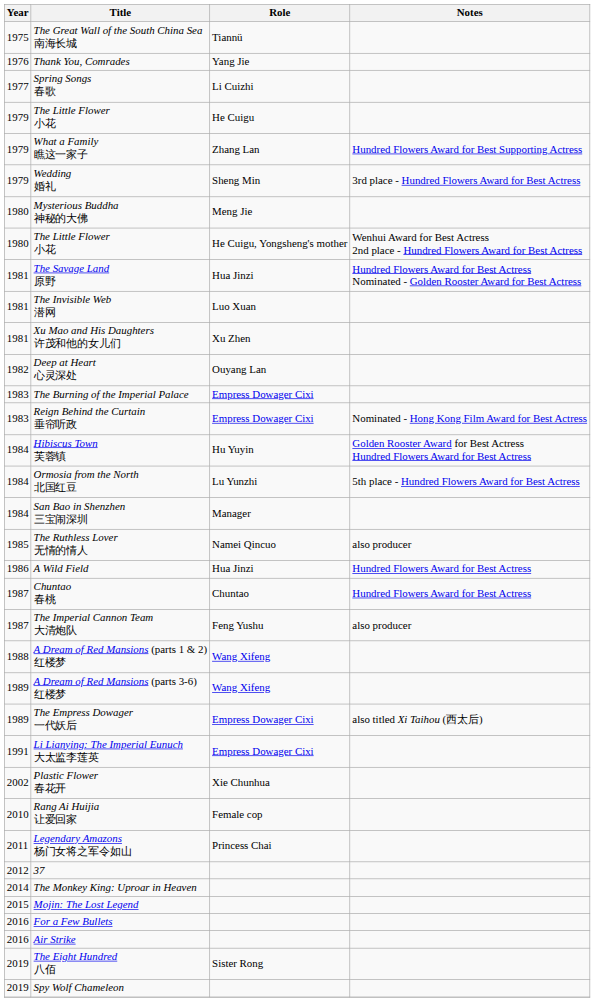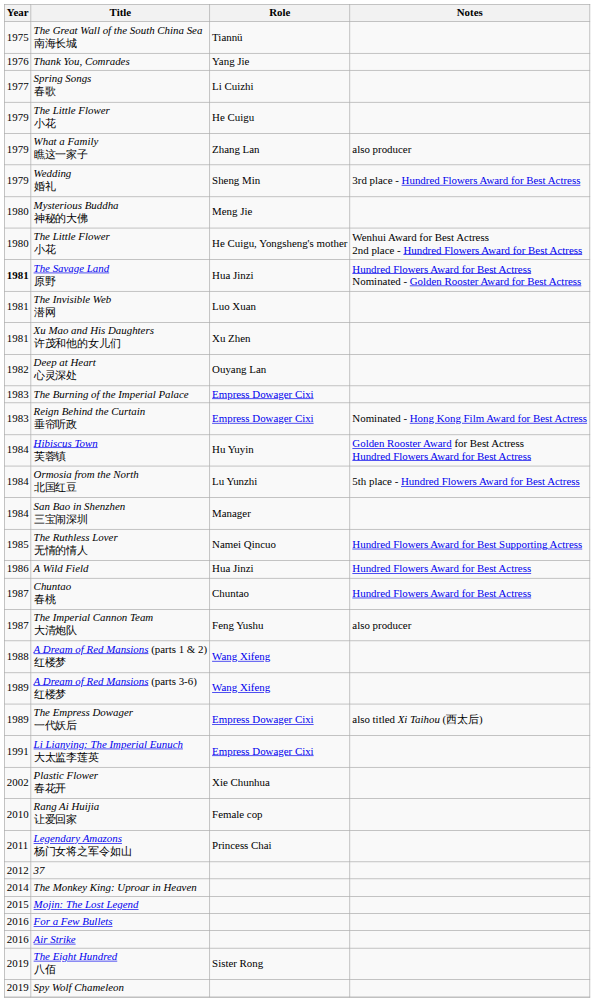(467, 149) Hundred Flowers Award for Best Supporting Actress -> (382, 149) also producer
(18, 275) normal -> (18, 275) bold
(382, 545) also producer -> (467, 545) Hundred Flowers Award for Best Supporting Actress
